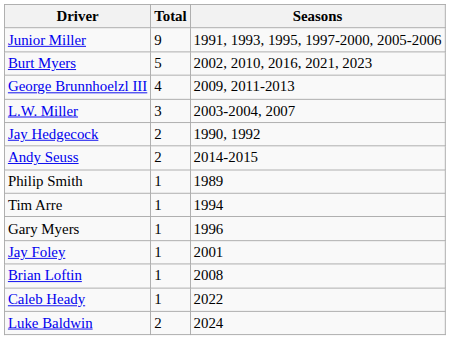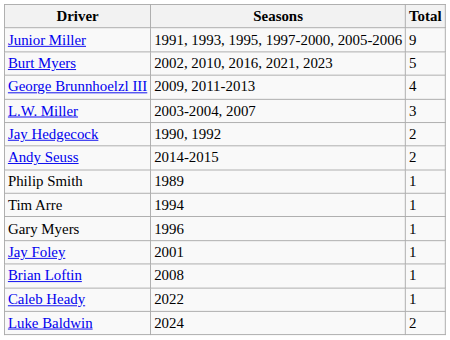columns swapped: (170, 16) <-> (318, 16)
